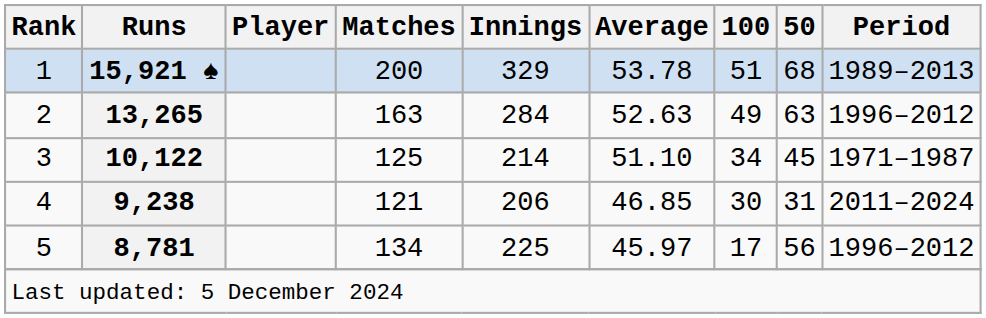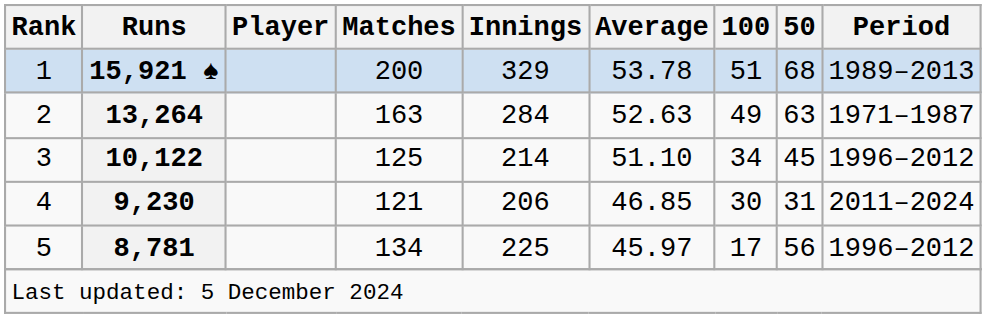(154, 115) 13,265 -> (154, 115) 13,264
(902, 115) 1996–2012 -> (902, 115) 1971–1987
(902, 159) 1971–1987 -> (902, 159) 1996–2012
(154, 203) 9,238 -> (154, 203) 9,230
